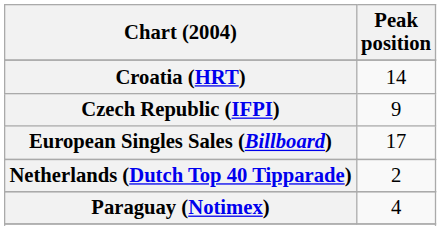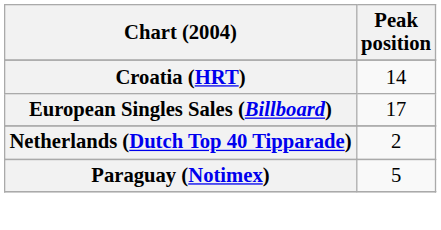- row: (180, 109)
(396, 207) 4 -> (396, 175) 5
